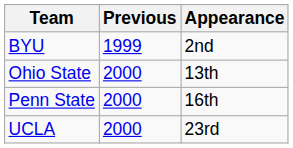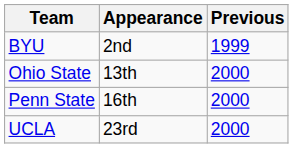columns swapped: (235, 18) <-> (140, 18)
